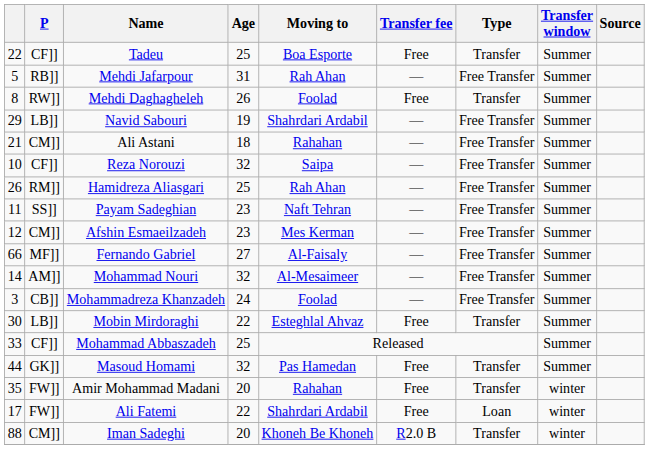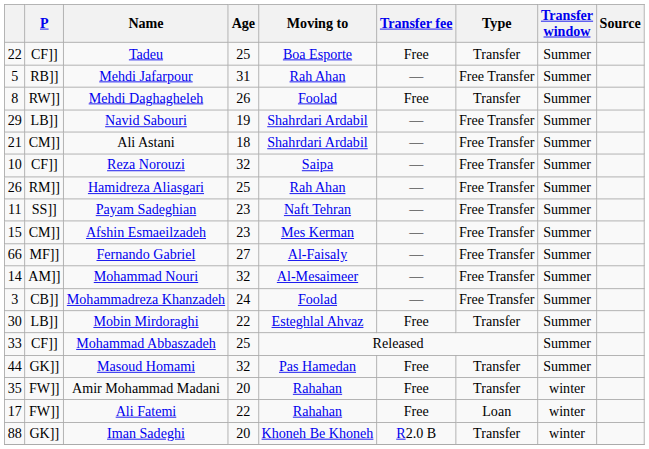(317, 143) Rahahan -> (317, 143) Shahrdari Ardabil
(15, 232) 12 -> (15, 232) 15
(317, 411) Shahrdari Ardabil -> (317, 411) Rahahan
(44, 433) CM]] -> (44, 433) GK]]
